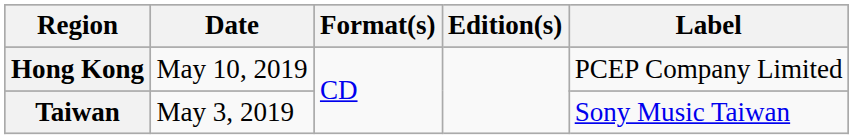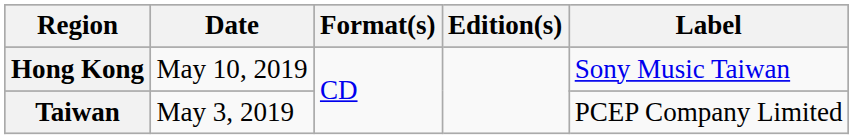(709, 68) PCEP Company Limited -> (682, 68) Sony Music Taiwan
(682, 111) Sony Music Taiwan -> (709, 111) PCEP Company Limited
